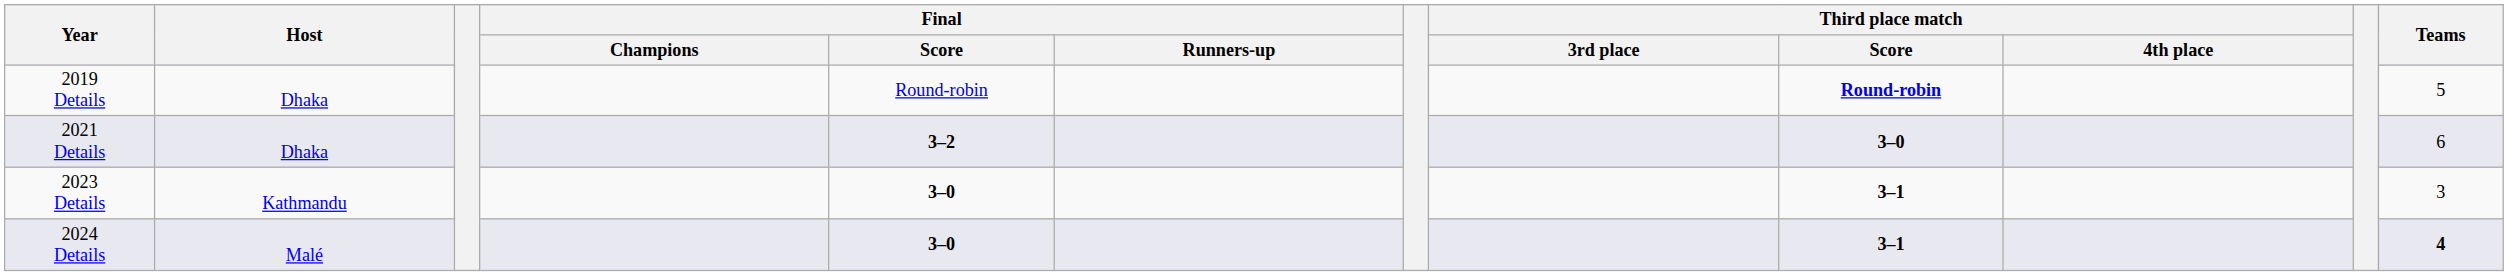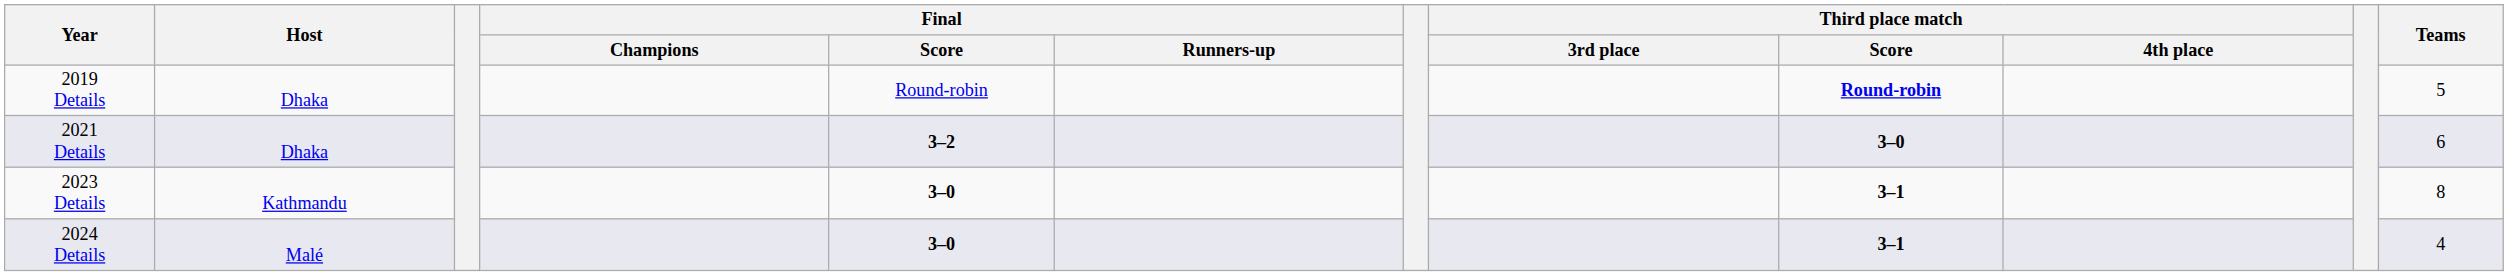(2441, 193) 3 -> (2441, 193) 8
(2441, 244) bold -> (2441, 244) normal
